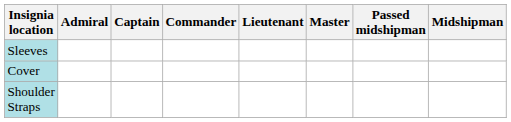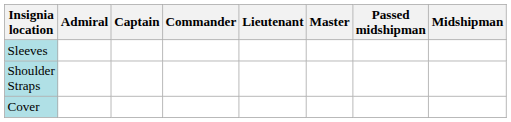rows swapped: (31, 99) <-> (23, 71)
